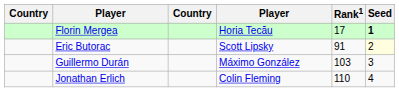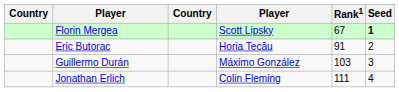(246, 31) Horia Tecău -> (246, 31) Scott Lipsky
(340, 31) 17 -> (340, 31) 67
(246, 47) Scott Lipsky -> (246, 47) Horia Tecău
(371, 47) lightyellow background -> (371, 47) no background
(342, 79) 110 -> (342, 79) 111
